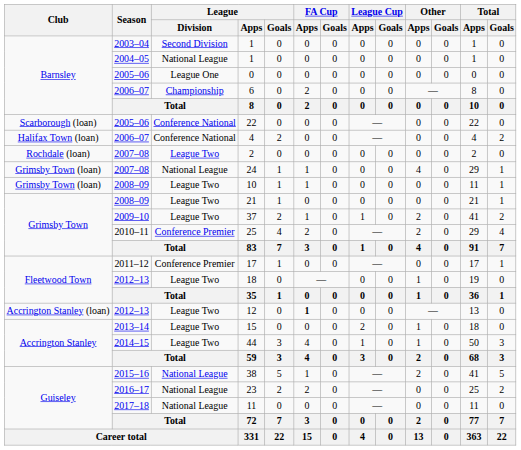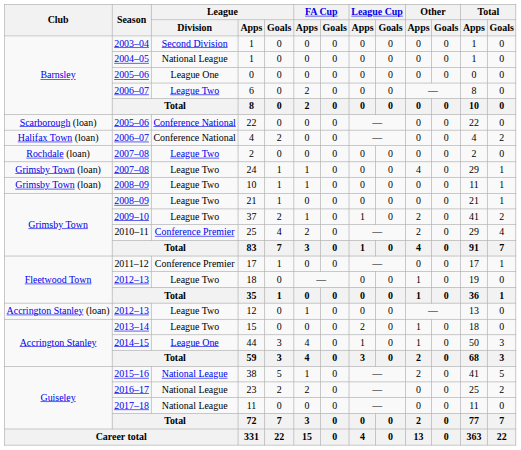(195, 91) Championship -> (195, 91) League Two
(195, 169) National League -> (195, 169) League Two
(307, 311) bold -> (307, 311) normal
(195, 342) League Two -> (195, 342) League One
